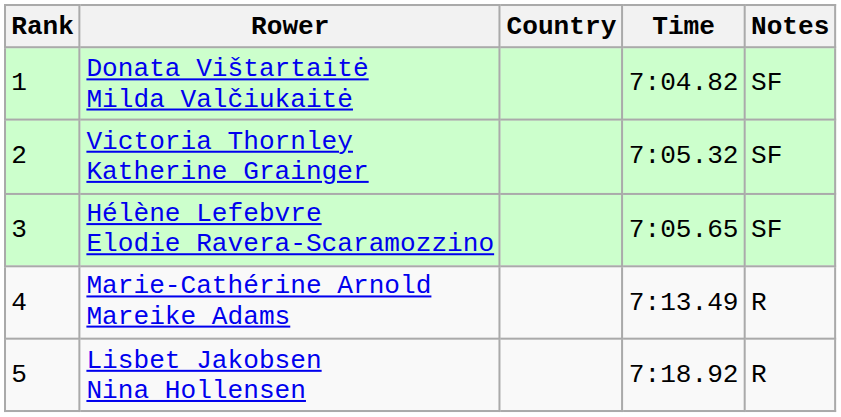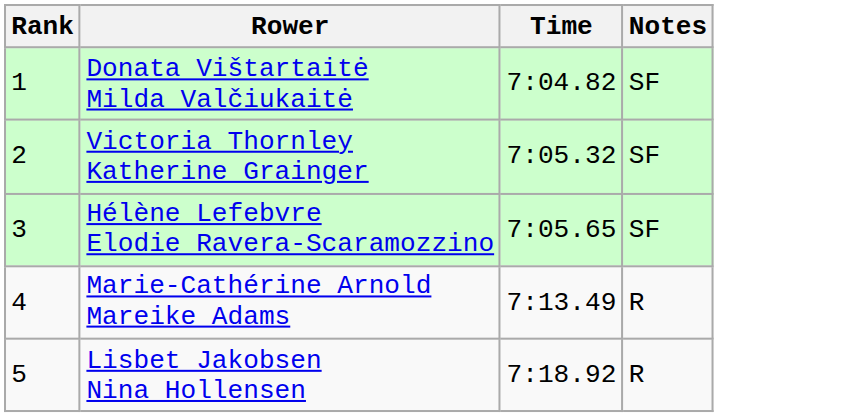- column: (561, 26)
